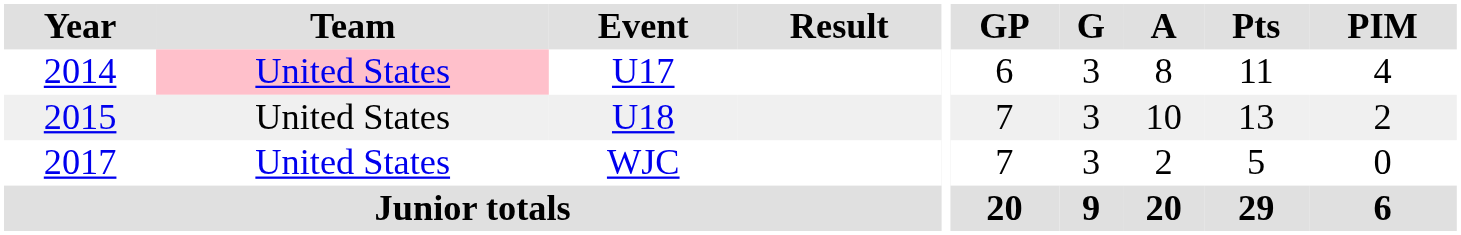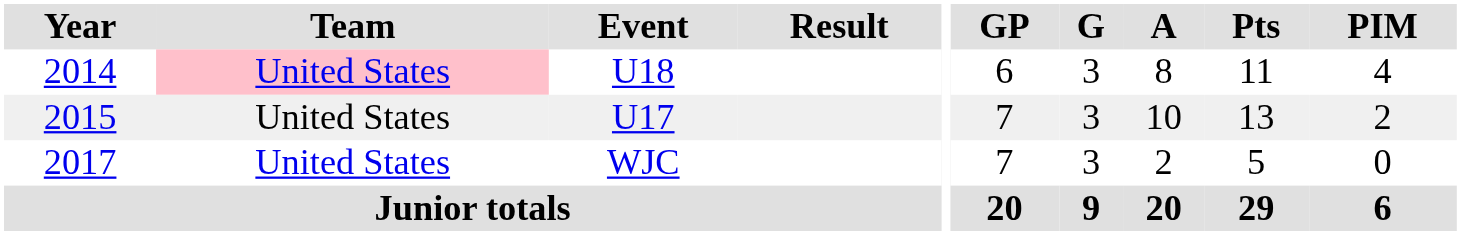(643, 71) U17 -> (643, 71) U18
(643, 116) U18 -> (643, 116) U17
